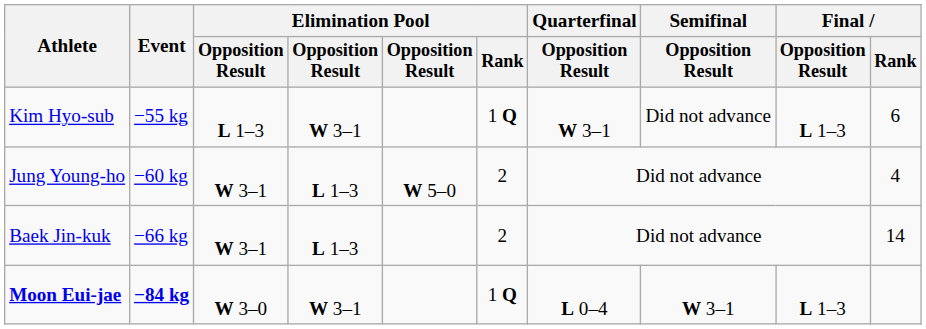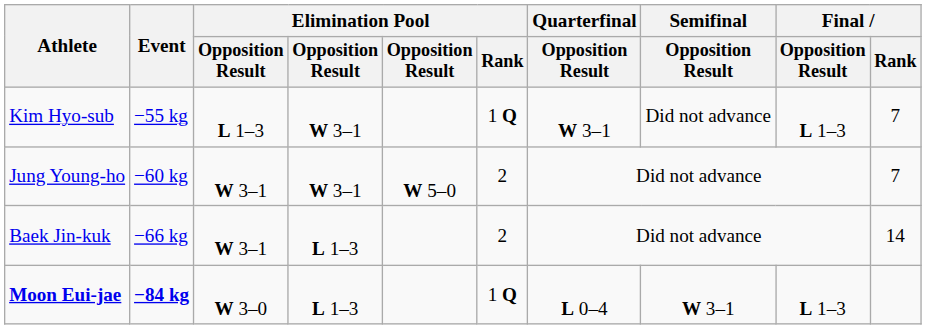(895, 117) 6 -> (895, 117) 7
(335, 190) L 1–3 -> (335, 190) W 3–1
(895, 176) 4 -> (895, 176) 7
(335, 308) W 3–1 -> (335, 308) L 1–3
